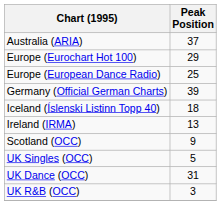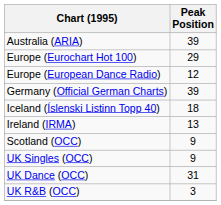(193, 41) 37 -> (193, 41) 39
(193, 74) 25 -> (193, 74) 12
(193, 158) 5 -> (193, 158) 9
